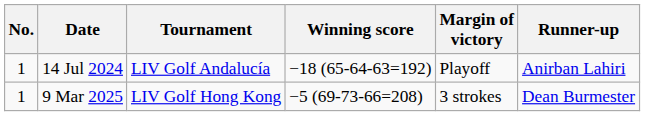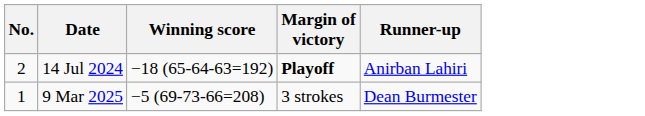- column: (206, 29)
(21, 68) 1 -> (21, 68) 2
(465, 68) normal -> (308, 68) bold
